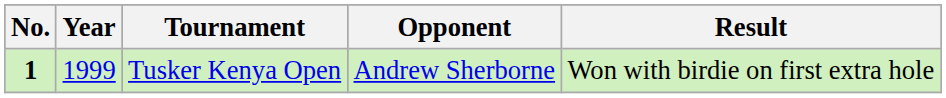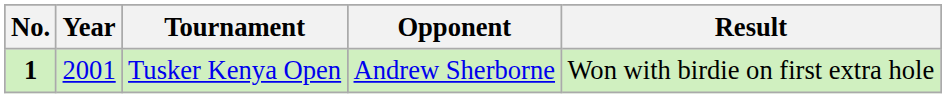(89, 70) 1999 -> (89, 70) 2001
